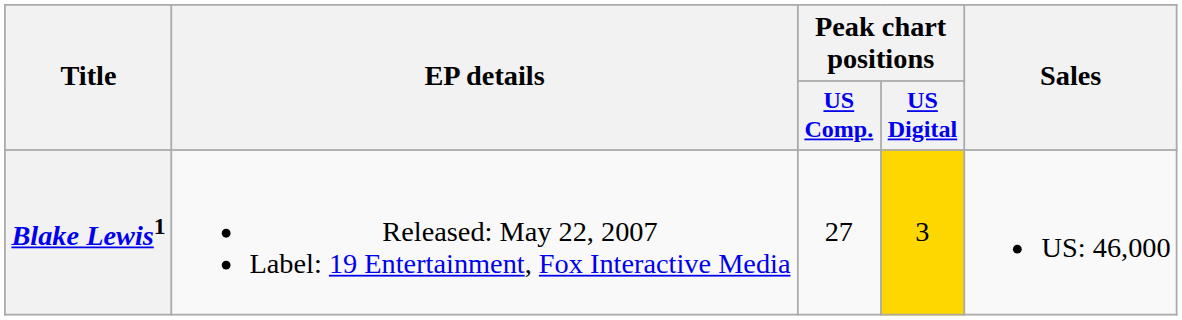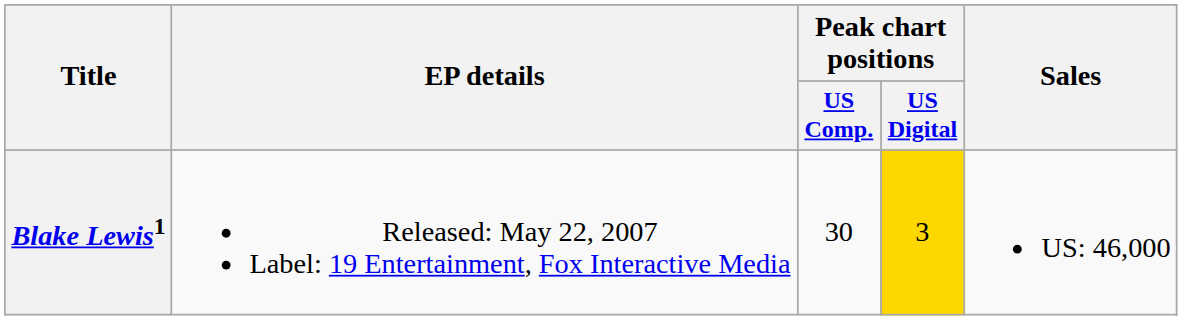(839, 231) 27 -> (839, 231) 30
